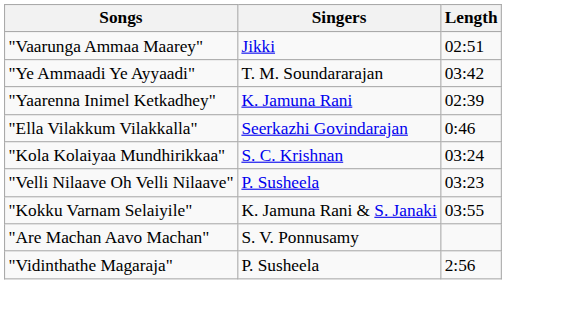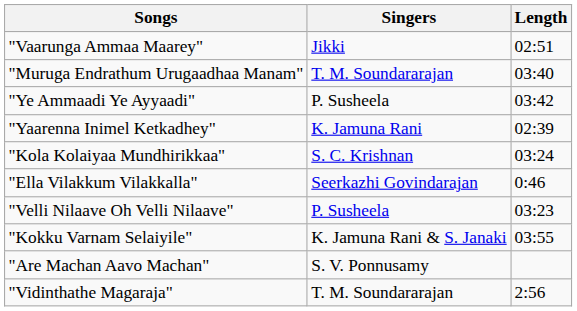+ row: (156, 73)
(312, 73) T. M. Soundararajan -> (350, 100) P. Susheela
rows swapped: (117, 155) <-> (103, 127)
(280, 264) P. Susheela -> (382, 292) T. M. Soundararajan
